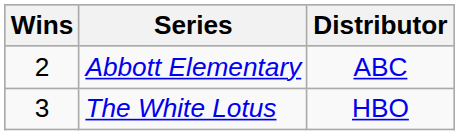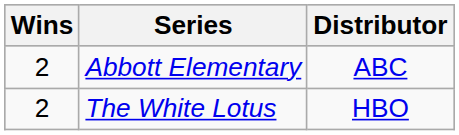(42, 108) 3 -> (42, 108) 2
